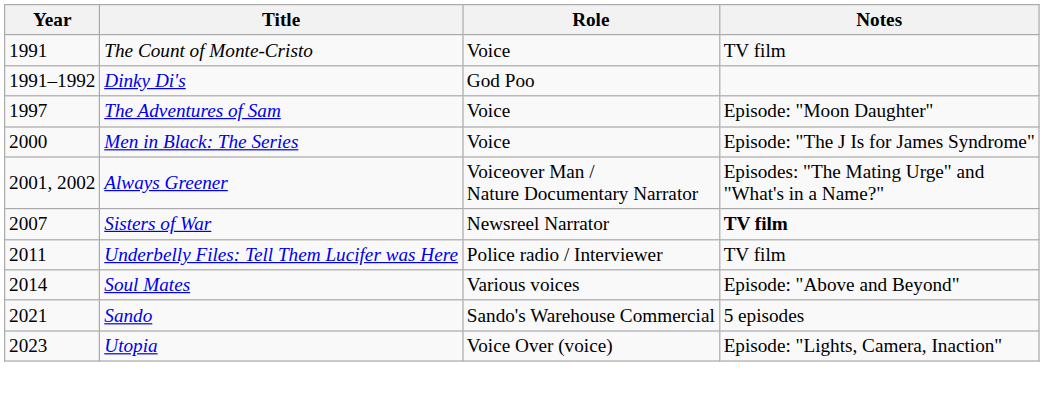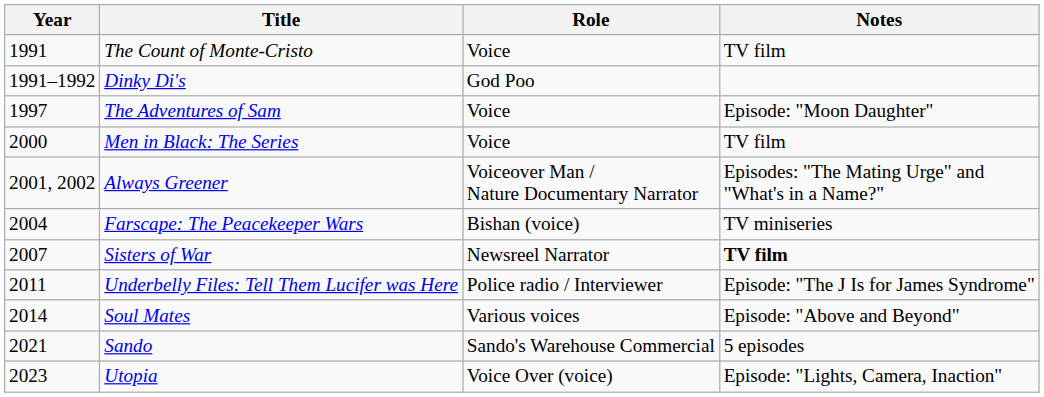(879, 141) Episode: "The J Is for James Syndrome" -> (755, 141) TV film
+ row: (234, 224)
(755, 254) TV film -> (879, 284) Episode: "The J Is for James Syndrome"
